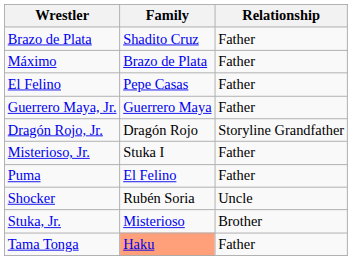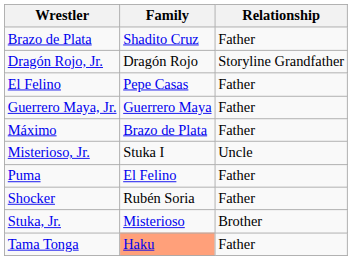rows swapped: (55, 130) <-> (32, 61)
(237, 152) Father -> (235, 152) Uncle
(235, 198) Uncle -> (237, 198) Father
